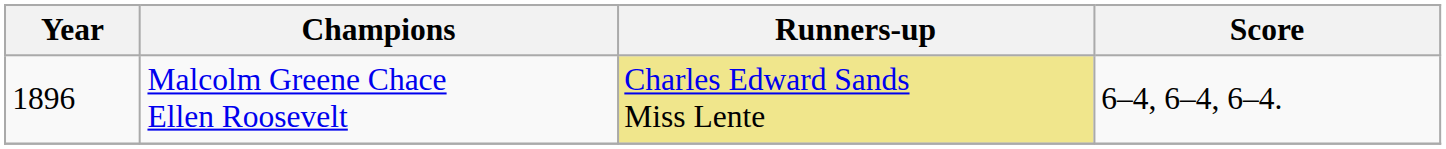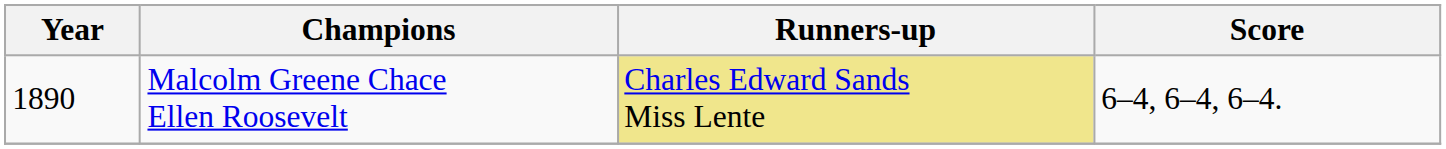(44, 98) 1896 -> (44, 98) 1890
